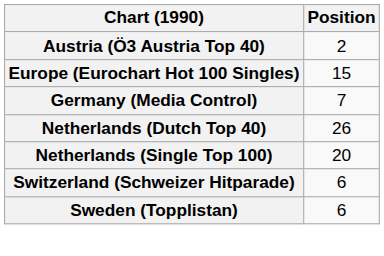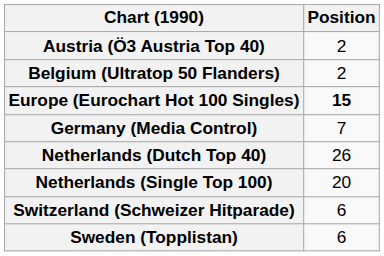+ row: (154, 73)
(342, 73) normal -> (342, 100) bold
